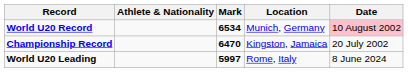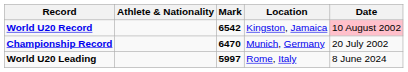(230, 28) 6534 -> (230, 28) 6542
(285, 28) Munich, Germany -> (287, 28) Kingston, Jamaica
(287, 43) Kingston, Jamaica -> (285, 43) Munich, Germany
